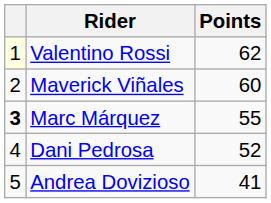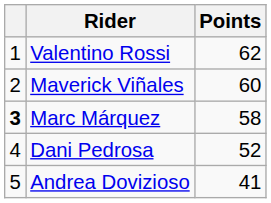(15, 53) lightyellow background -> (15, 53) no background
(250, 118) 55 -> (250, 118) 58
